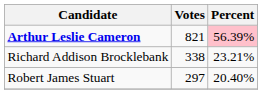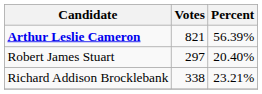(234, 36) pink background -> (234, 36) no background
rows swapped: (88, 57) <-> (61, 78)
